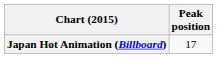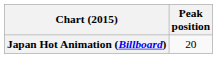(191, 44) 17 -> (191, 44) 20
